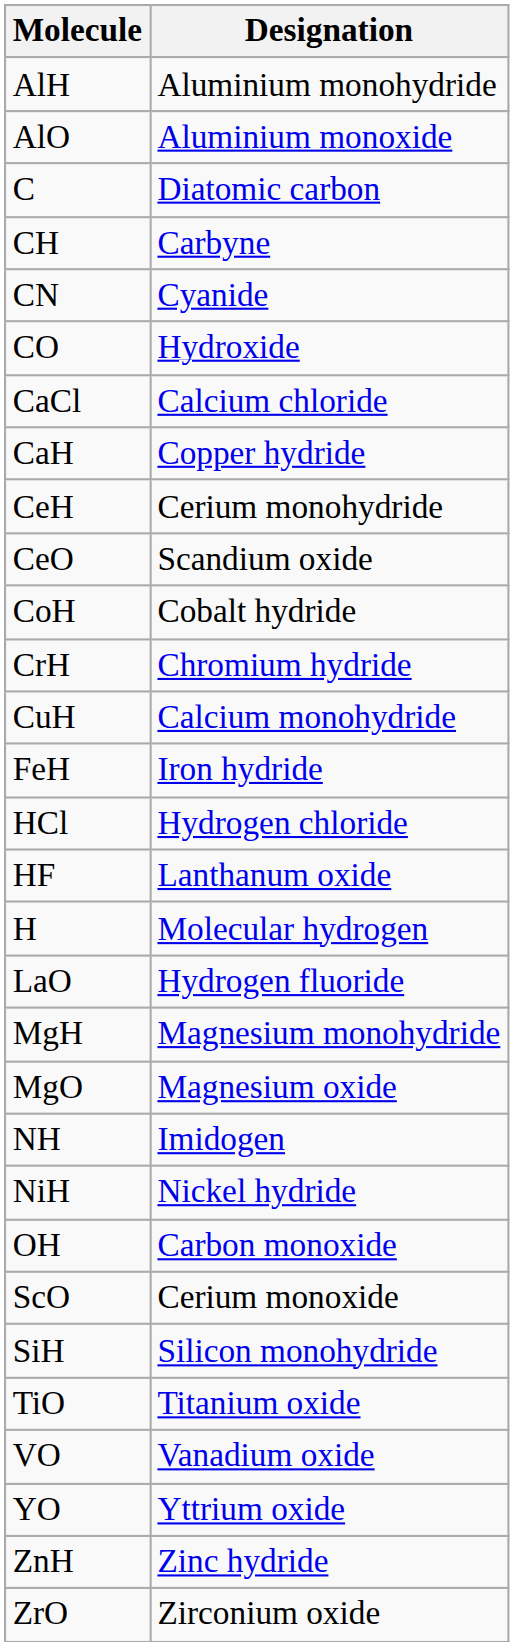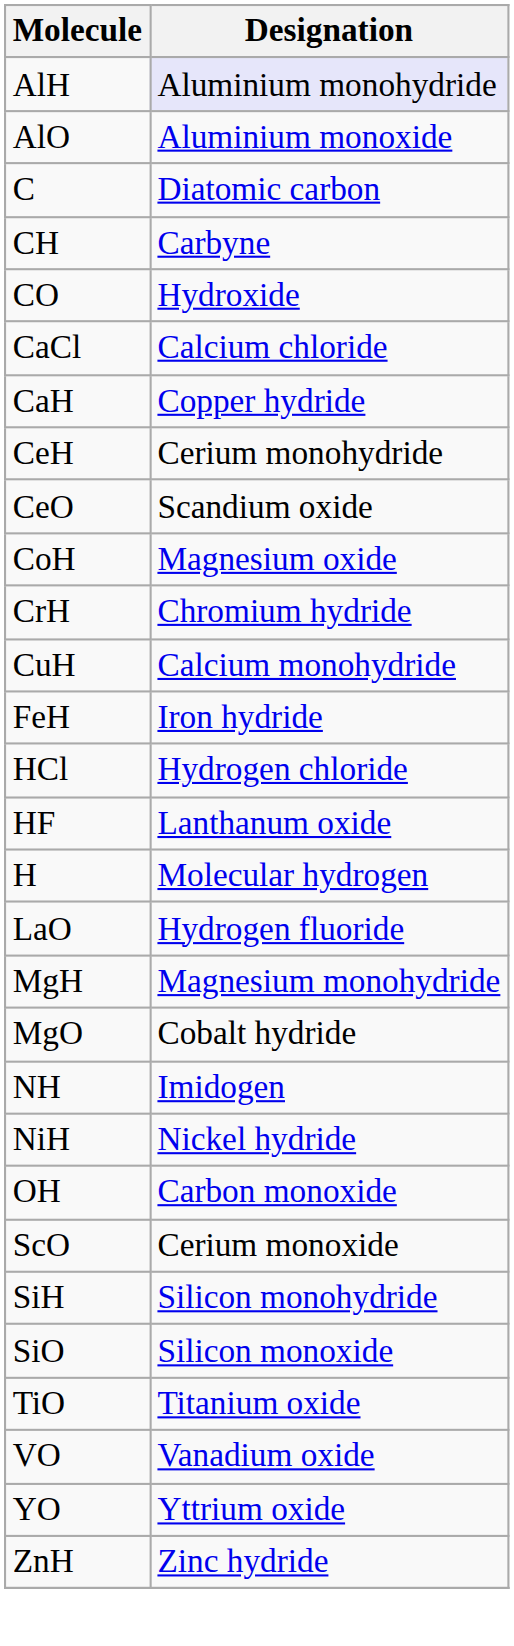(327, 83) no background -> (327, 83) lavender background
- row: (36, 294)
(257, 611) Cobalt hydride -> (277, 558) Magnesium oxide
(277, 1086) Magnesium oxide -> (257, 1033) Cobalt hydride
+ row: (39, 1350)
- row: (40, 1614)
